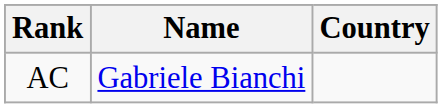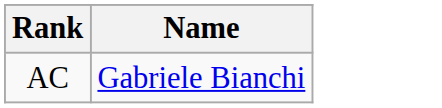- column: (375, 28)
